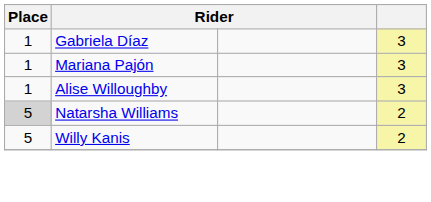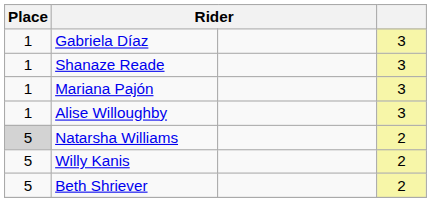+ row: (110, 65)
+ row: (101, 186)
